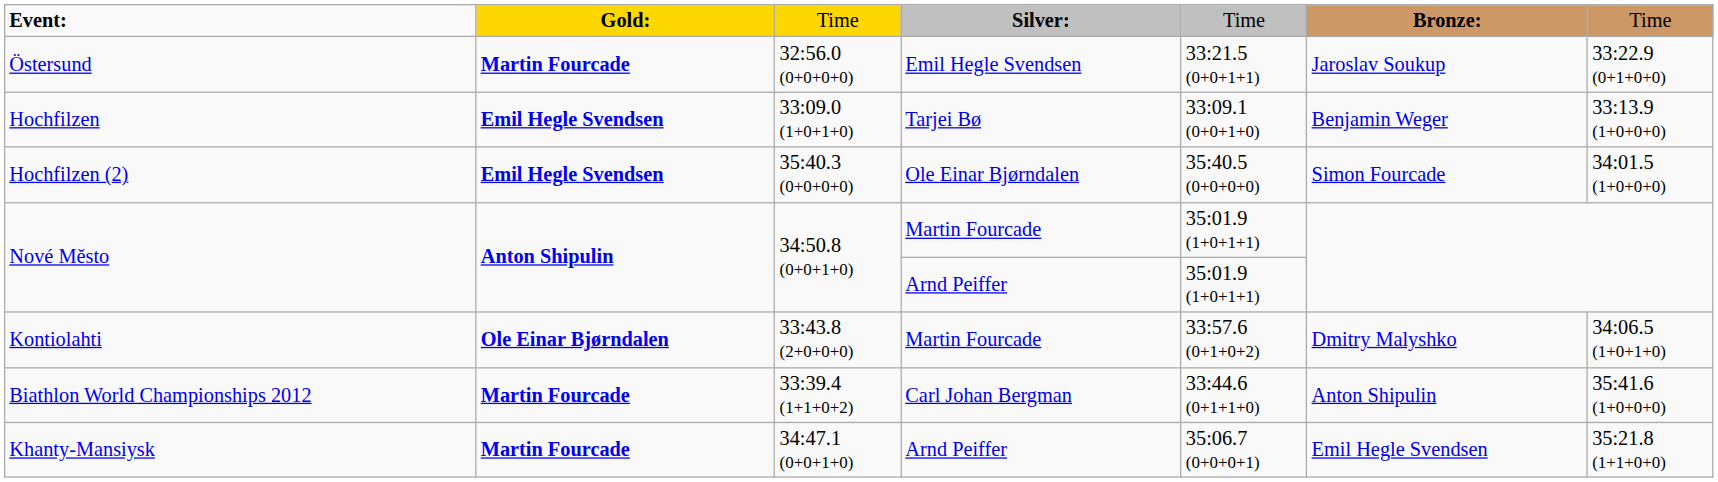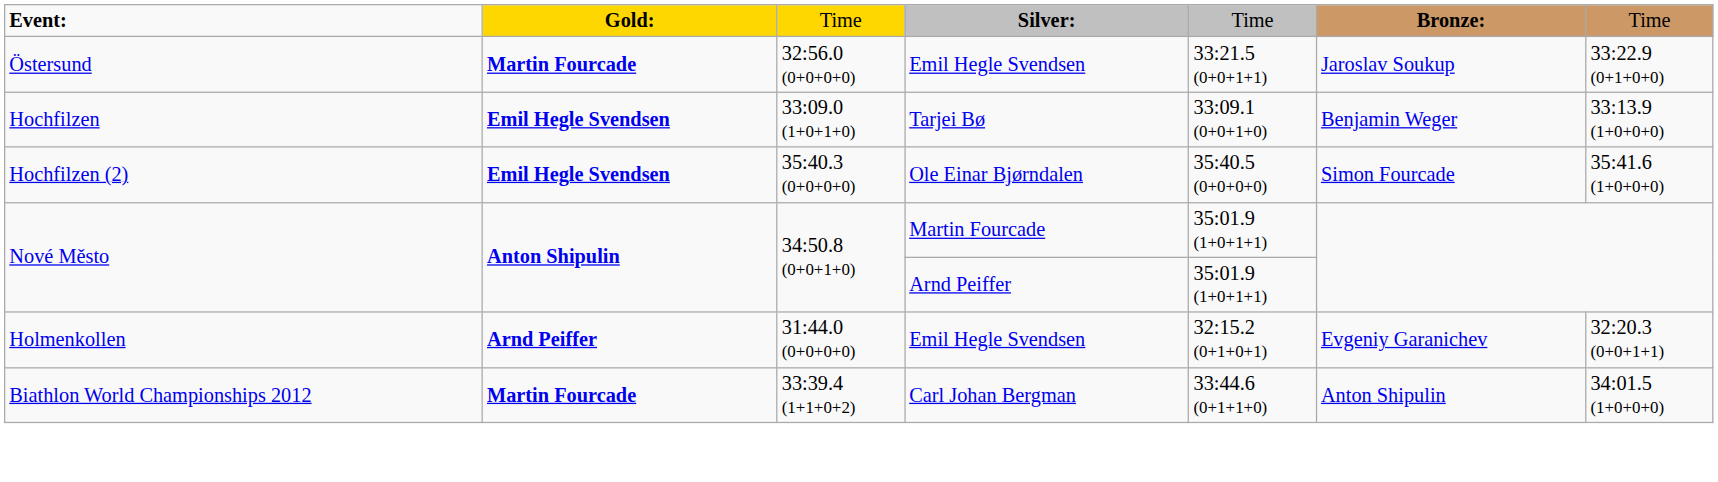(1629, 174) 34:01.5 (1+0+0+0) -> (1627, 174) 35:41.6 (1+0+0+0)
+ row: (67, 339)
- row: (56, 339)
(1629, 394) 35:41.6 (1+0+0+0) -> (1627, 394) 34:01.5 (1+0+0+0)
- row: (82, 449)
